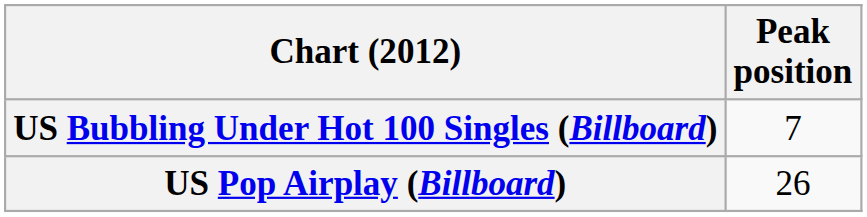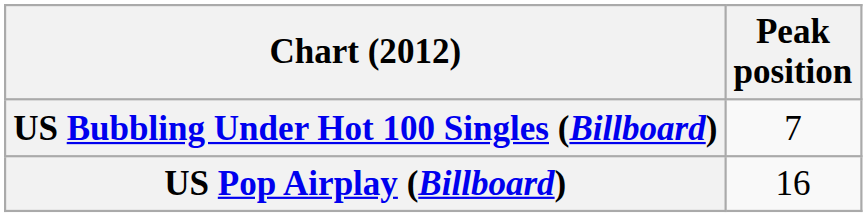(793, 182) 26 -> (793, 182) 16
